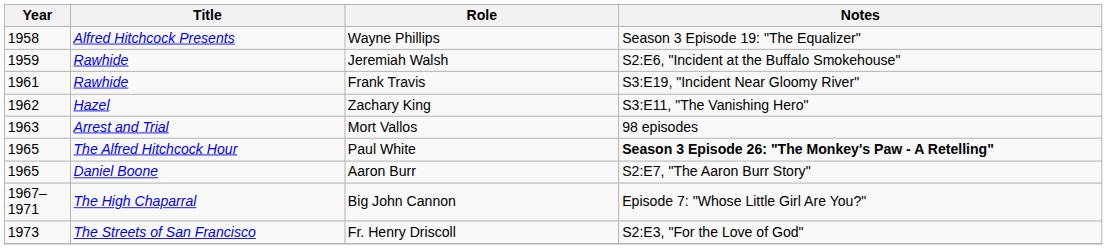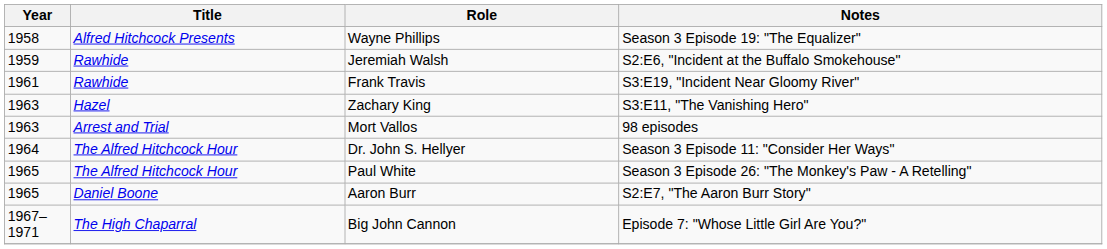(23, 104) 1962 -> (23, 104) 1963
+ row: (407, 149)
(808, 149) bold -> (797, 171) normal
- row: (402, 232)
